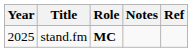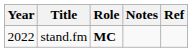(21, 36) 2025 -> (21, 36) 2022
